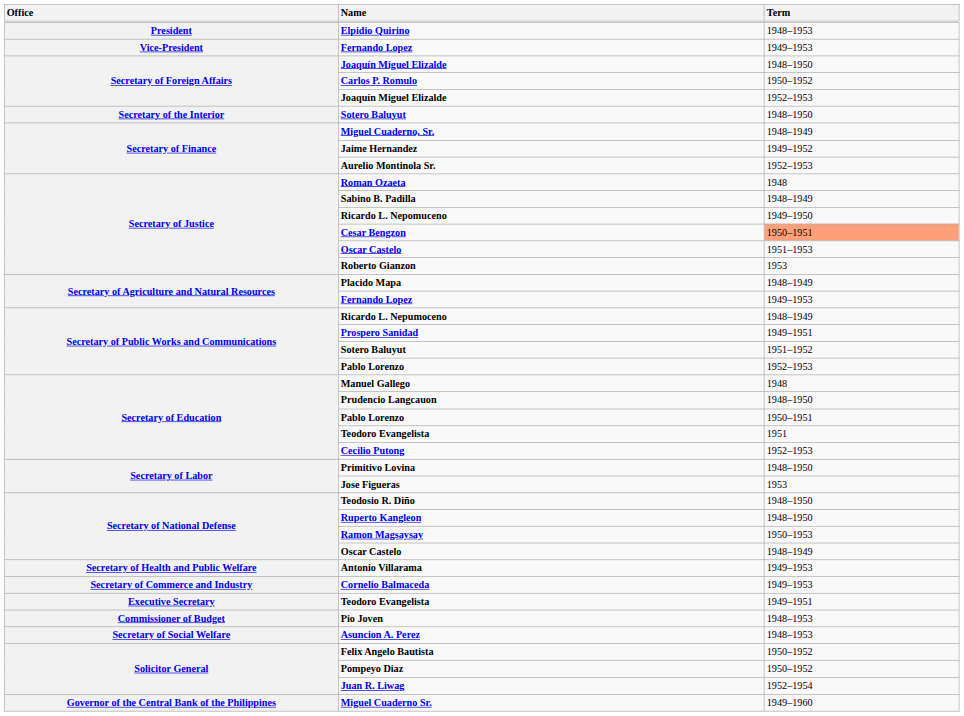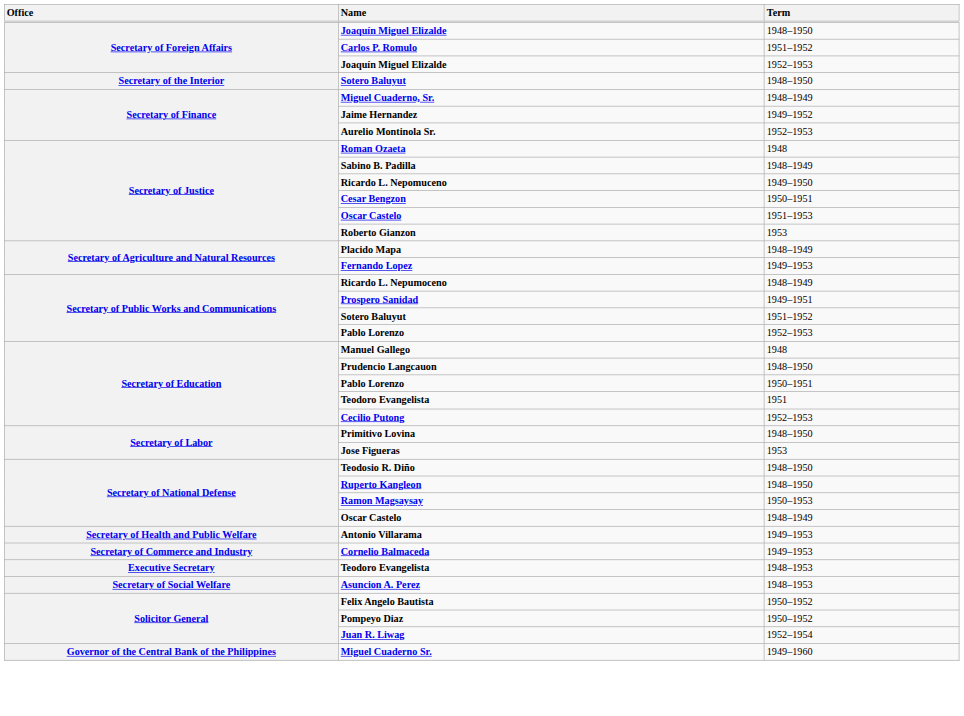- row: (171, 31)
- row: (171, 48)
(790, 81) 1950–1952 -> (790, 48) 1951–1952
(790, 232) lightsalmon background -> (790, 199) no background
(790, 602) 1949–1951 -> (790, 568) 1948–1953
- row: (171, 618)
